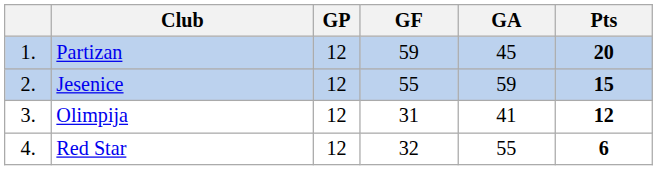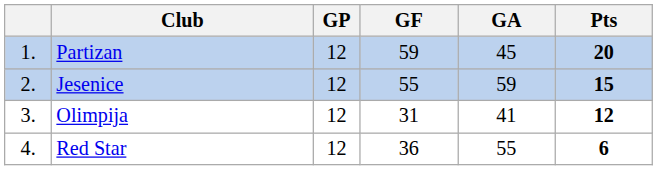(409, 148) 32 -> (409, 148) 36
